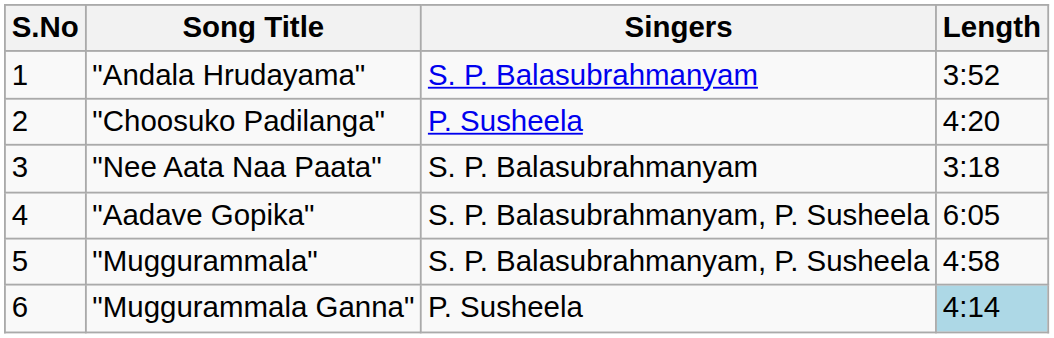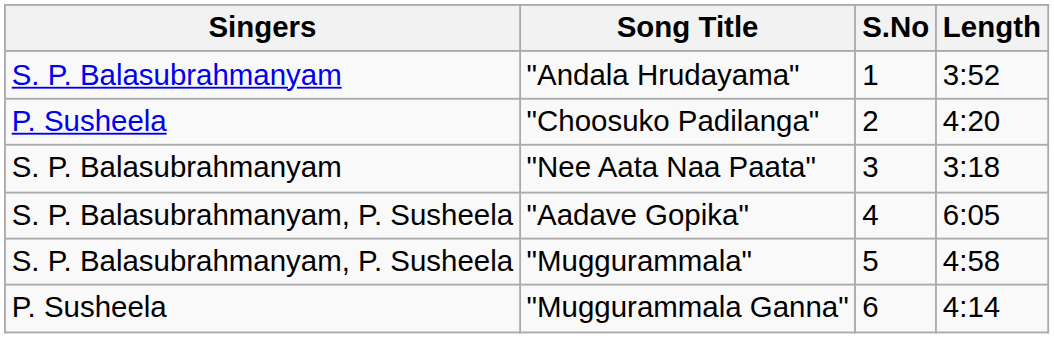columns swapped: (45, 27) <-> (679, 27)
(971, 307) lightblue background -> (971, 307) no background
